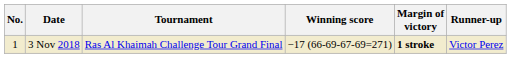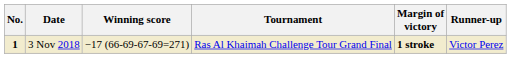columns swapped: (184, 20) <-> (340, 20)
(15, 44) normal -> (15, 44) bold
